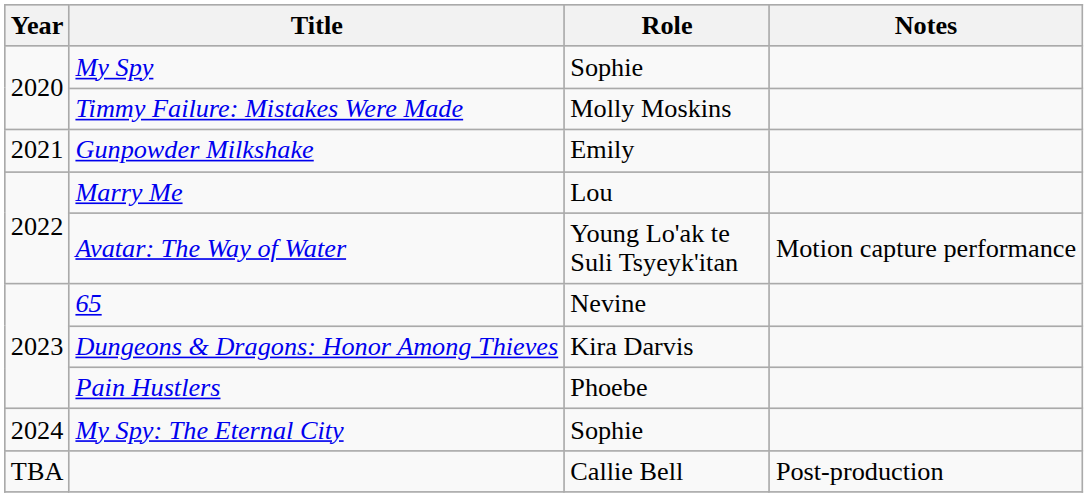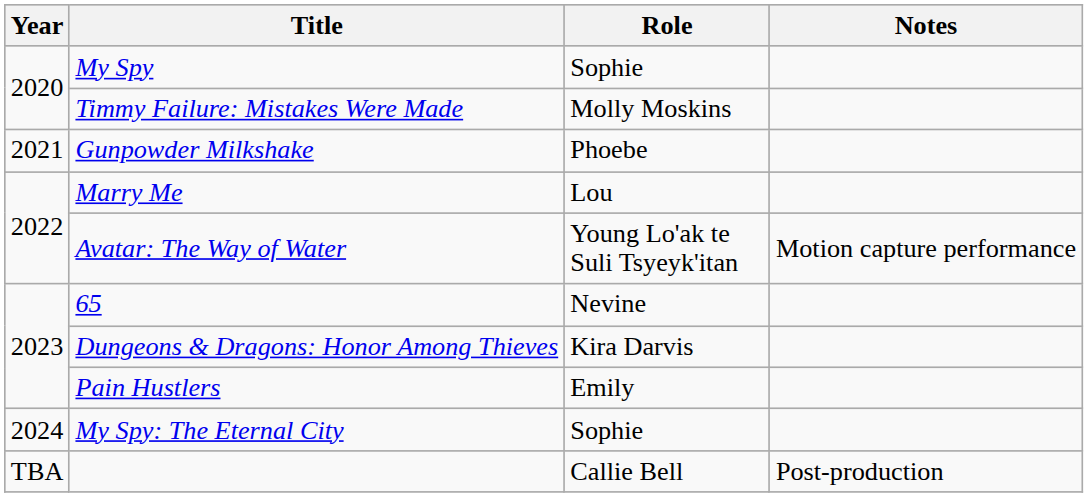(602, 150) Emily -> (609, 150) Phoebe
(609, 387) Phoebe -> (602, 387) Emily
